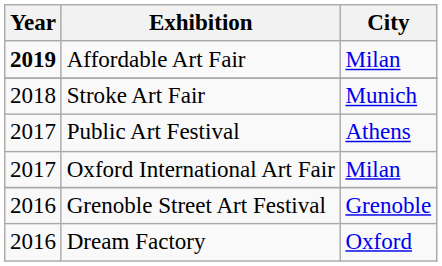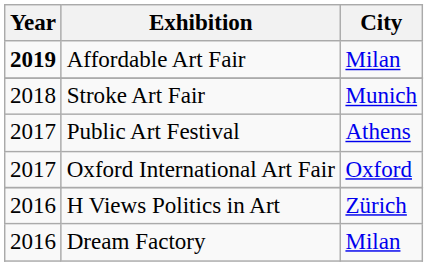(373, 168) Milan -> (379, 168) Oxford
+ row: (173, 205)
- row: (196, 205)
(379, 242) Oxford -> (373, 242) Milan
